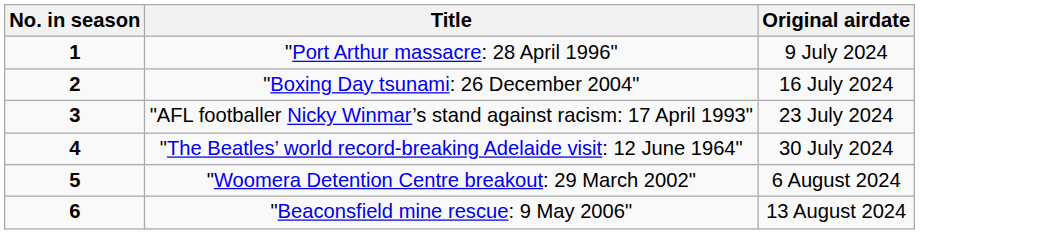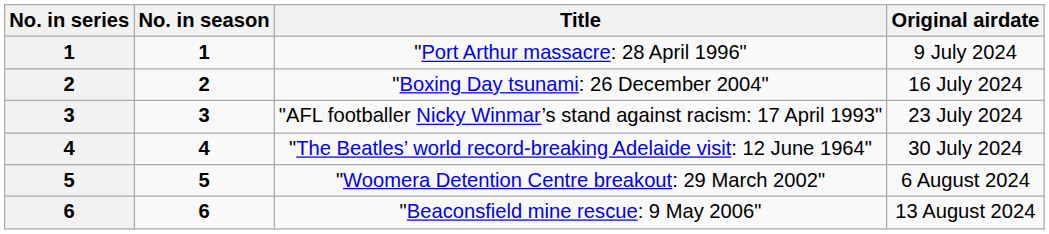+ column: (69, 20)
